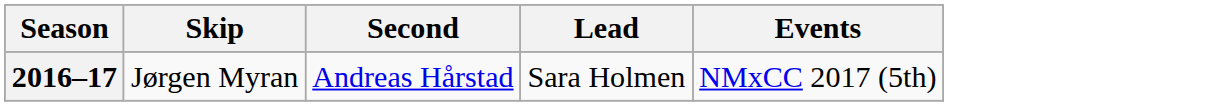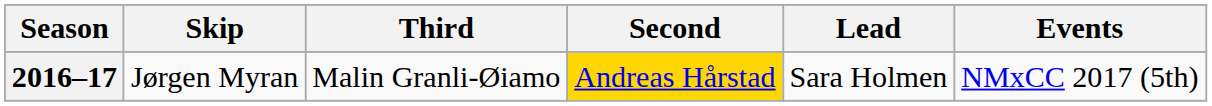+ column: (436, 28)
(413, 76) no background -> (675, 76) gold background
